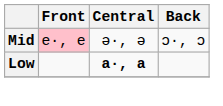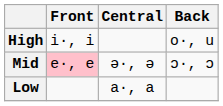+ row: (26, 40)
(123, 64) bold -> (132, 88) normal
